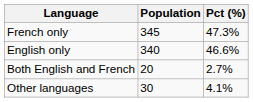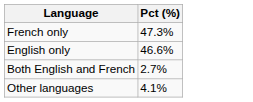- column: (171, 13)
